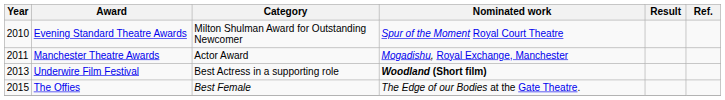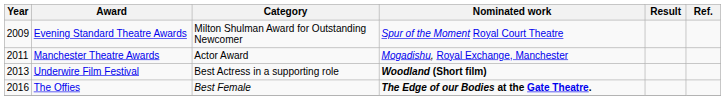(18, 34) 2010 -> (18, 34) 2009
(18, 87) 2015 -> (18, 87) 2016
(481, 87) normal -> (487, 87) bold
